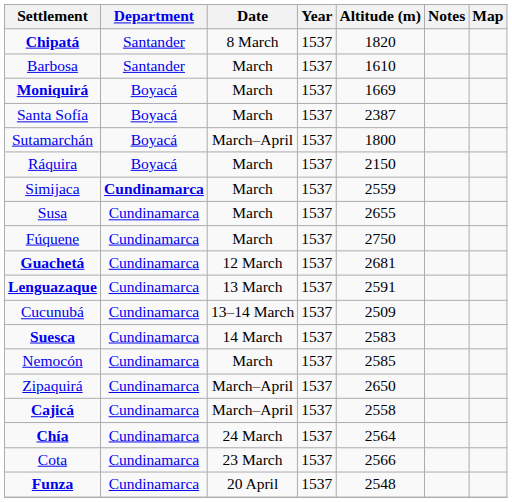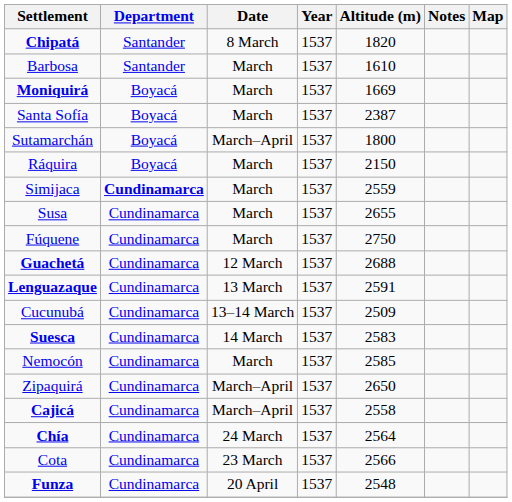(380, 262) 2681 -> (380, 262) 2688
